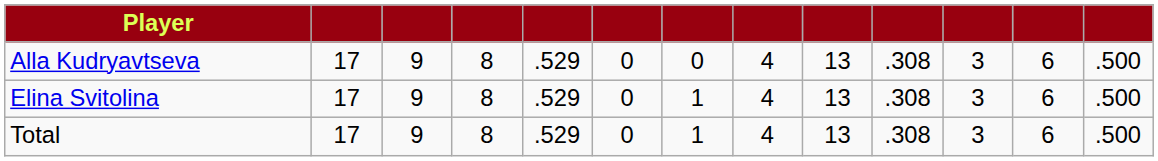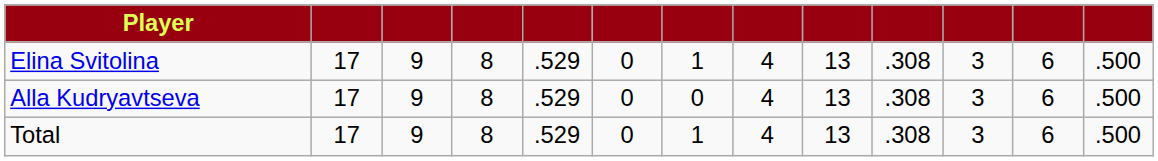rows swapped: (105, 60) <-> (85, 98)
